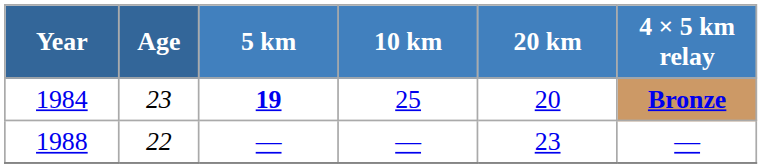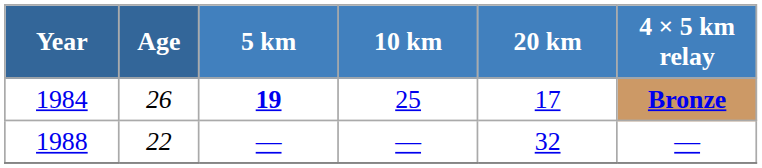(159, 99) 23 -> (159, 99) 26
(548, 99) 20 -> (548, 99) 17
(548, 141) 23 -> (548, 141) 32
